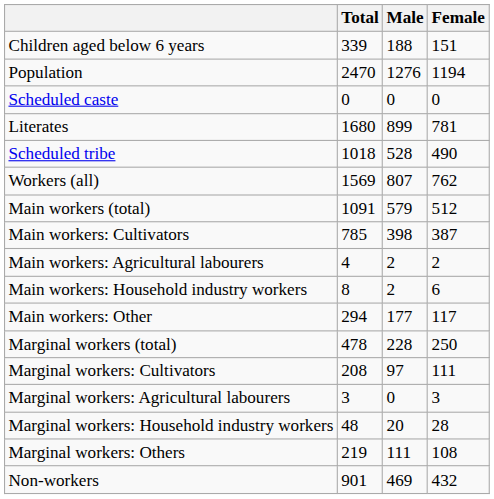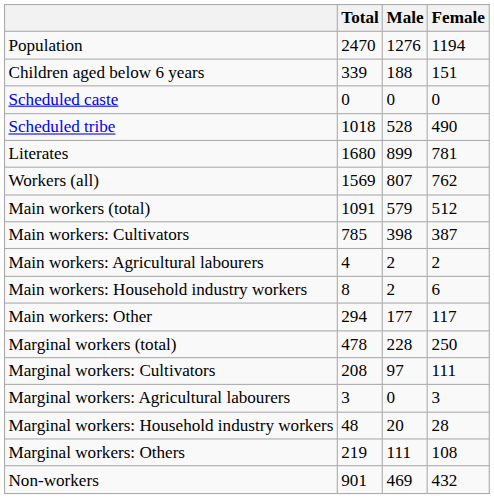rows swapped: (46, 72) <-> (106, 45)
rows swapped: (62, 153) <-> (38, 126)
